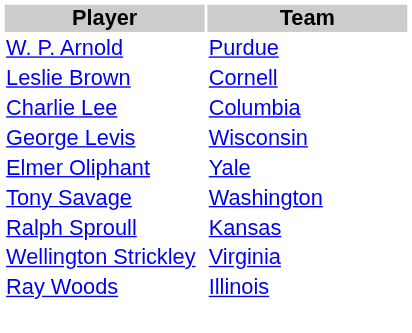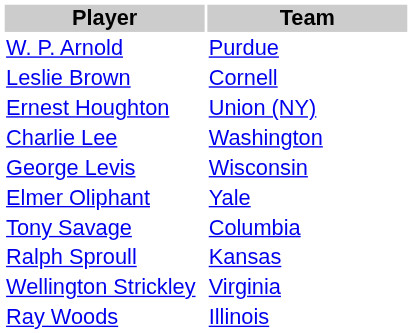+ row: (88, 107)
(255, 107) Columbia -> (266, 137) Washington
(266, 197) Washington -> (255, 227) Columbia
